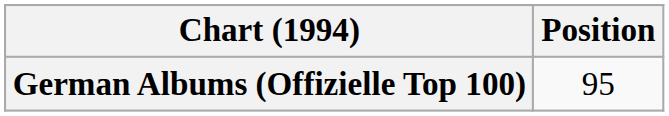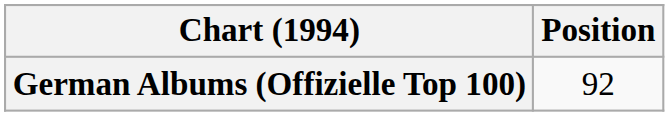(598, 83) 95 -> (598, 83) 92
